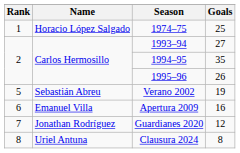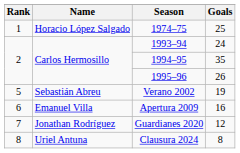(220, 44) 27 -> (220, 44) 24
